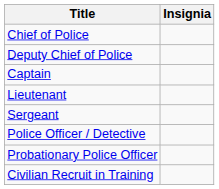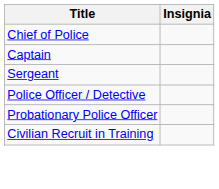- row: (70, 54)
- row: (37, 94)
